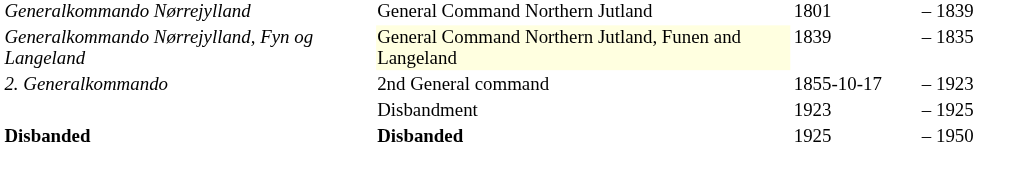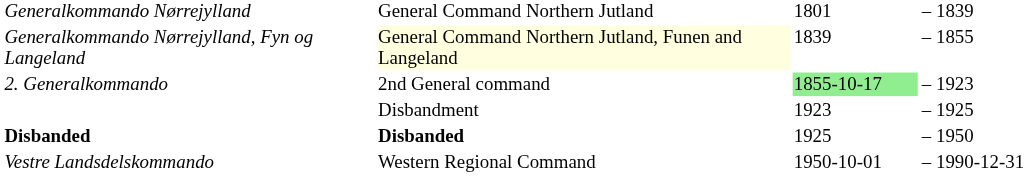(955, 37) 1835 -> (955, 37) 1855
(838, 84) no background -> (838, 84) lightgreen background
+ row: (109, 162)
